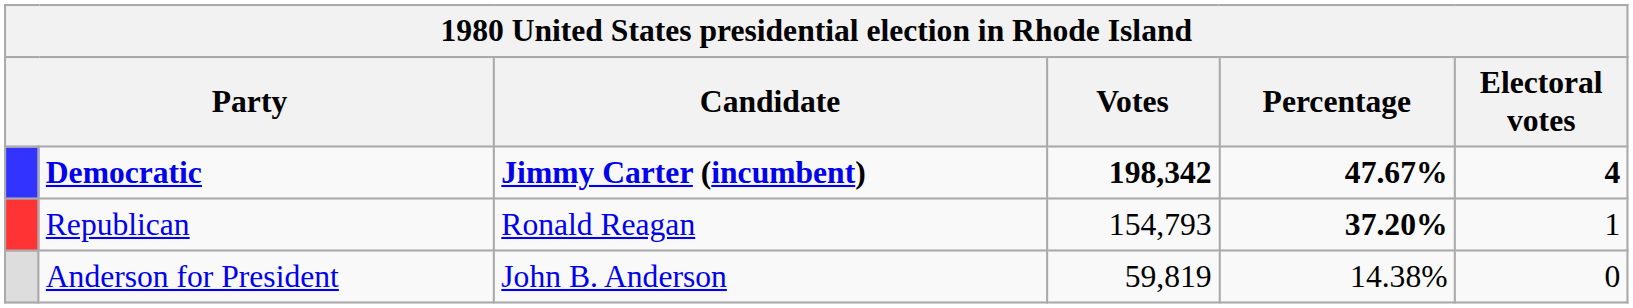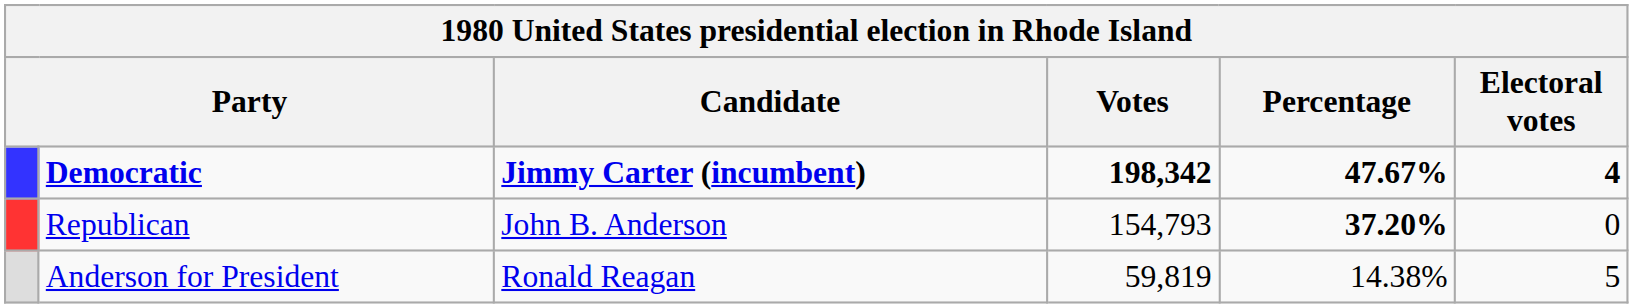(598, 224) Ronald Reagan -> (614, 224) John B. Anderson
(1612, 224) 1 -> (1612, 224) 0
(614, 276) John B. Anderson -> (598, 276) Ronald Reagan
(1612, 276) 0 -> (1612, 276) 5
